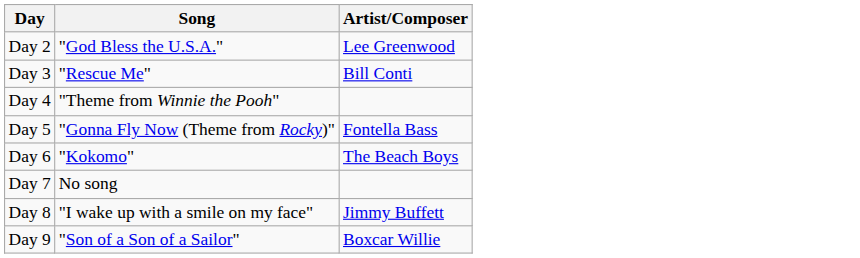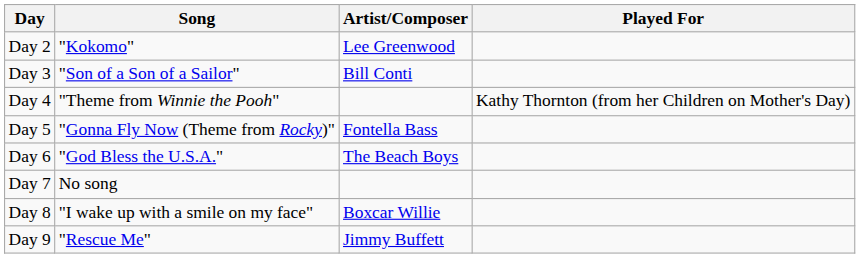+ column: (663, 18)
(141, 45) "God Bless the U.S.A." -> (96, 45) "Kokomo"
(105, 73) "Rescue Me" -> (149, 73) "Son of a Son of a Sailor"
(96, 156) "Kokomo" -> (141, 156) "God Bless the U.S.A."
(393, 211) Jimmy Buffett -> (392, 211) Boxcar Willie
(149, 239) "Son of a Son of a Sailor" -> (105, 239) "Rescue Me"
(392, 239) Boxcar Willie -> (393, 239) Jimmy Buffett
